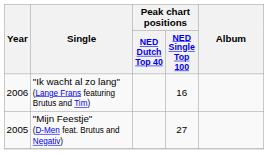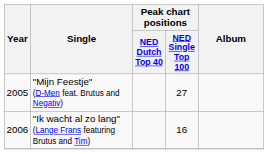rows swapped: (76, 130) <-> (76, 92)
